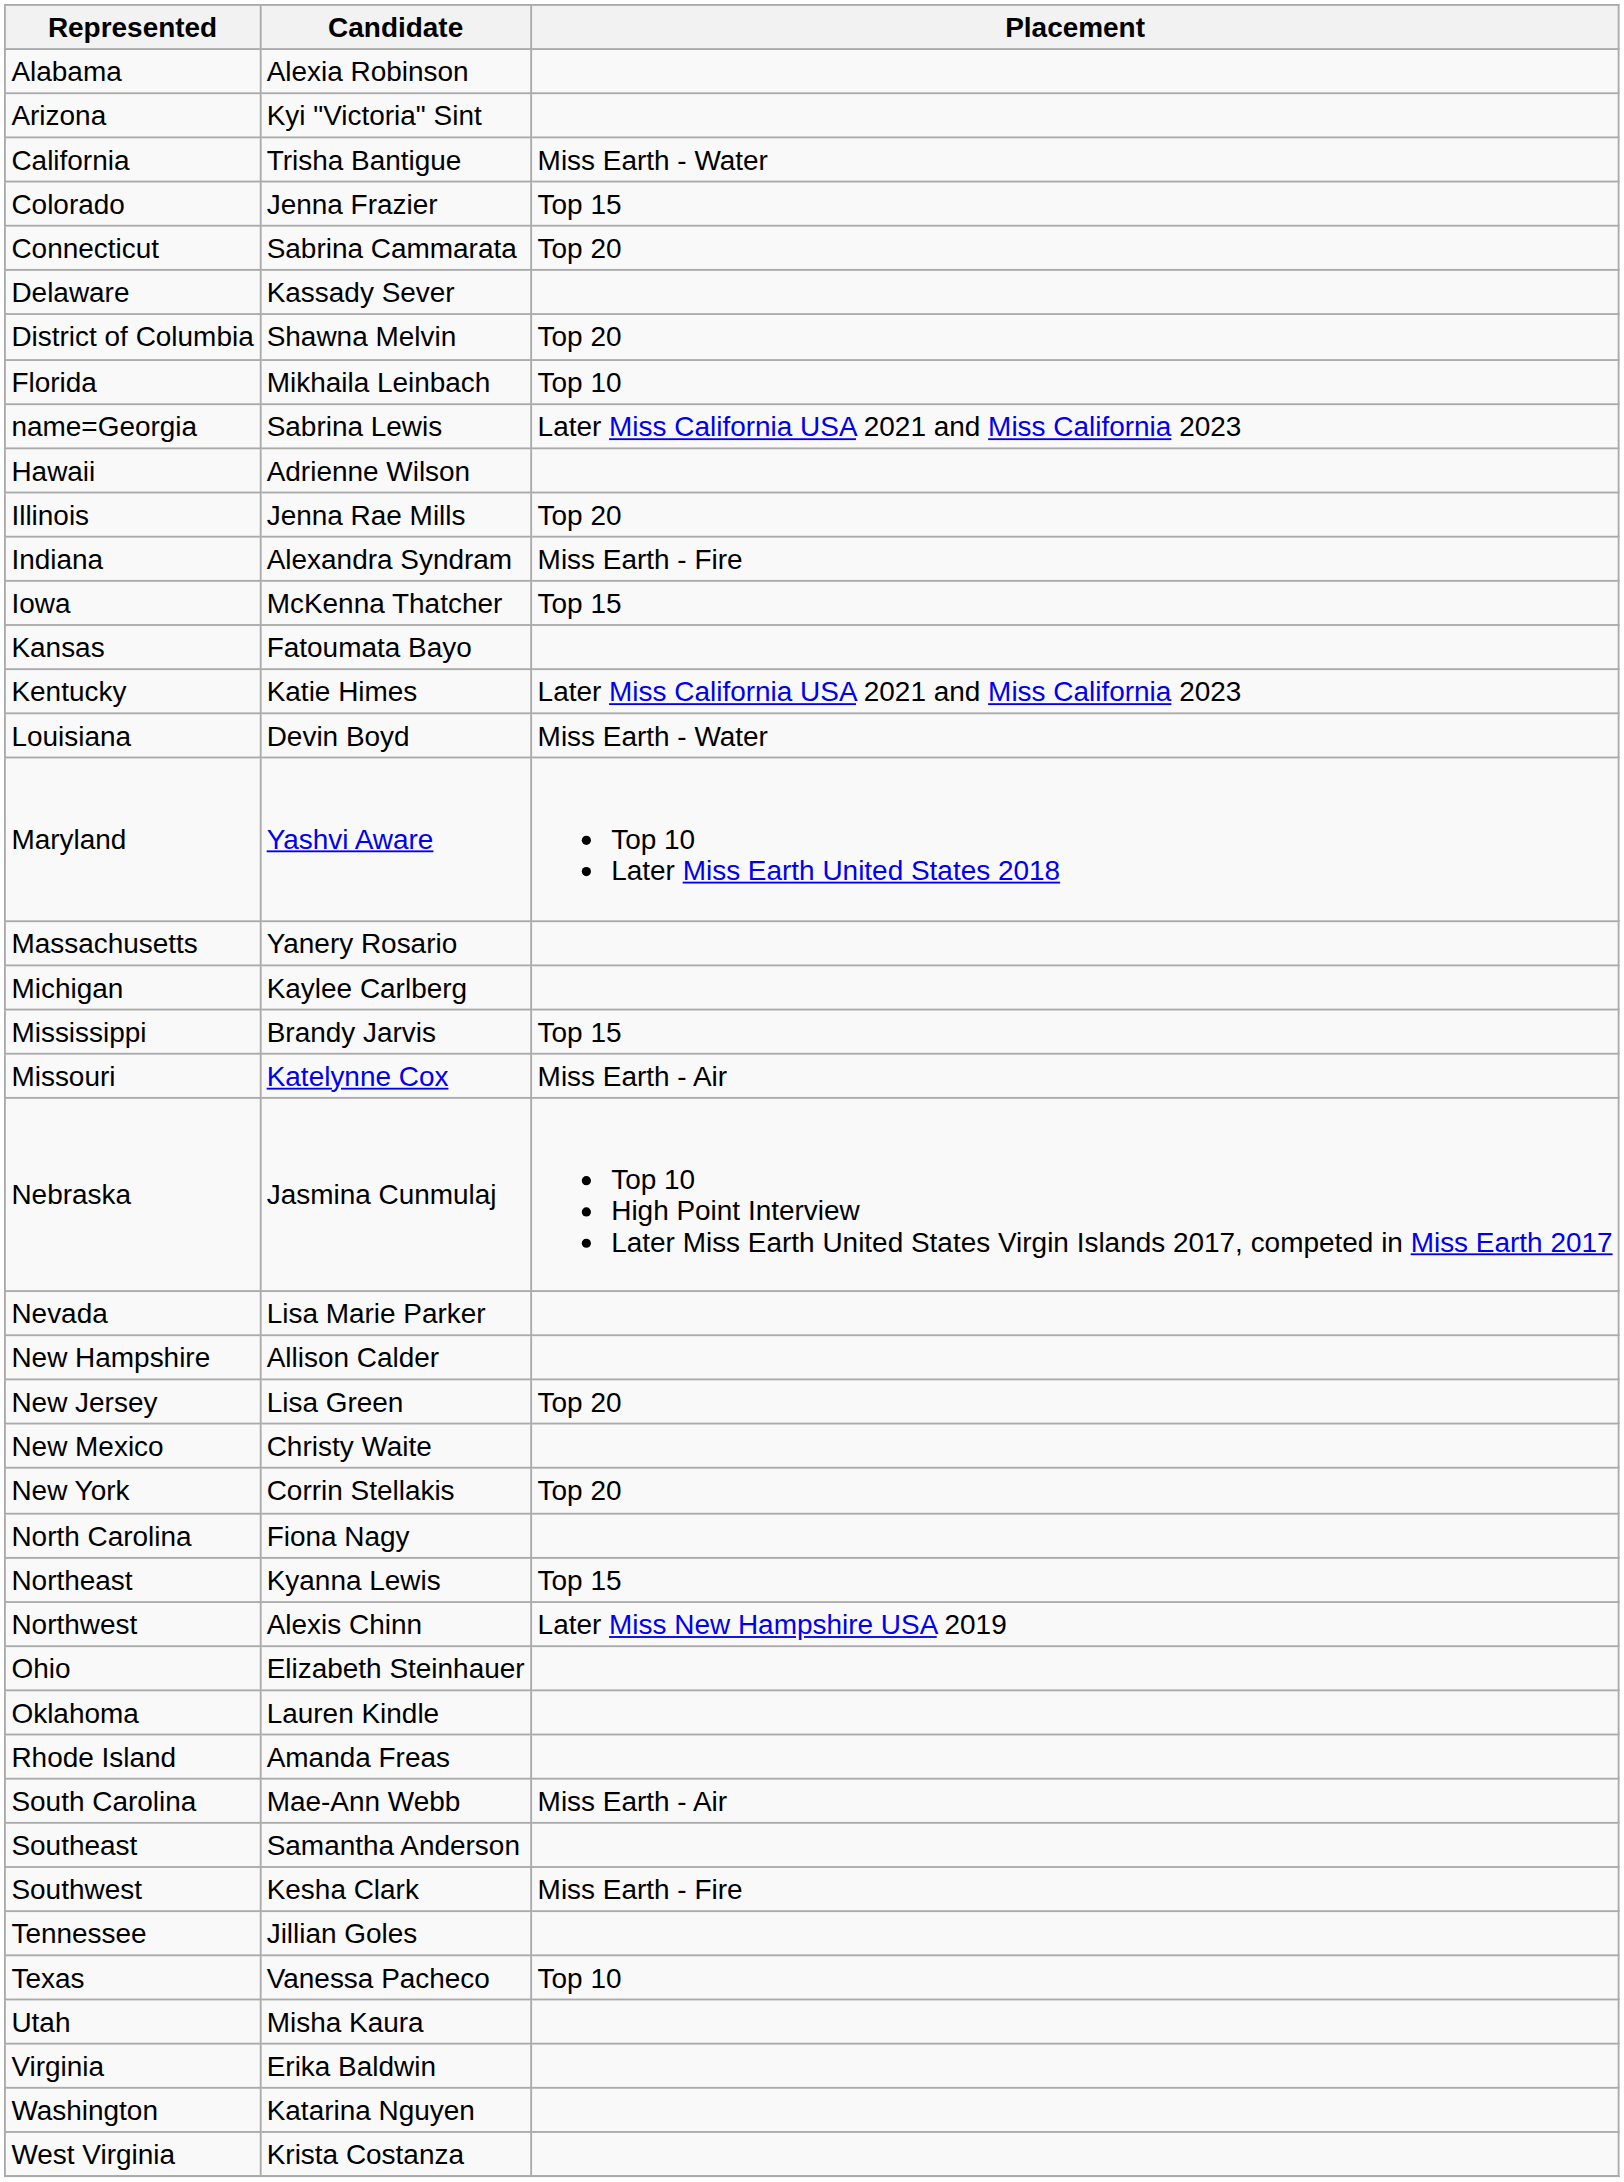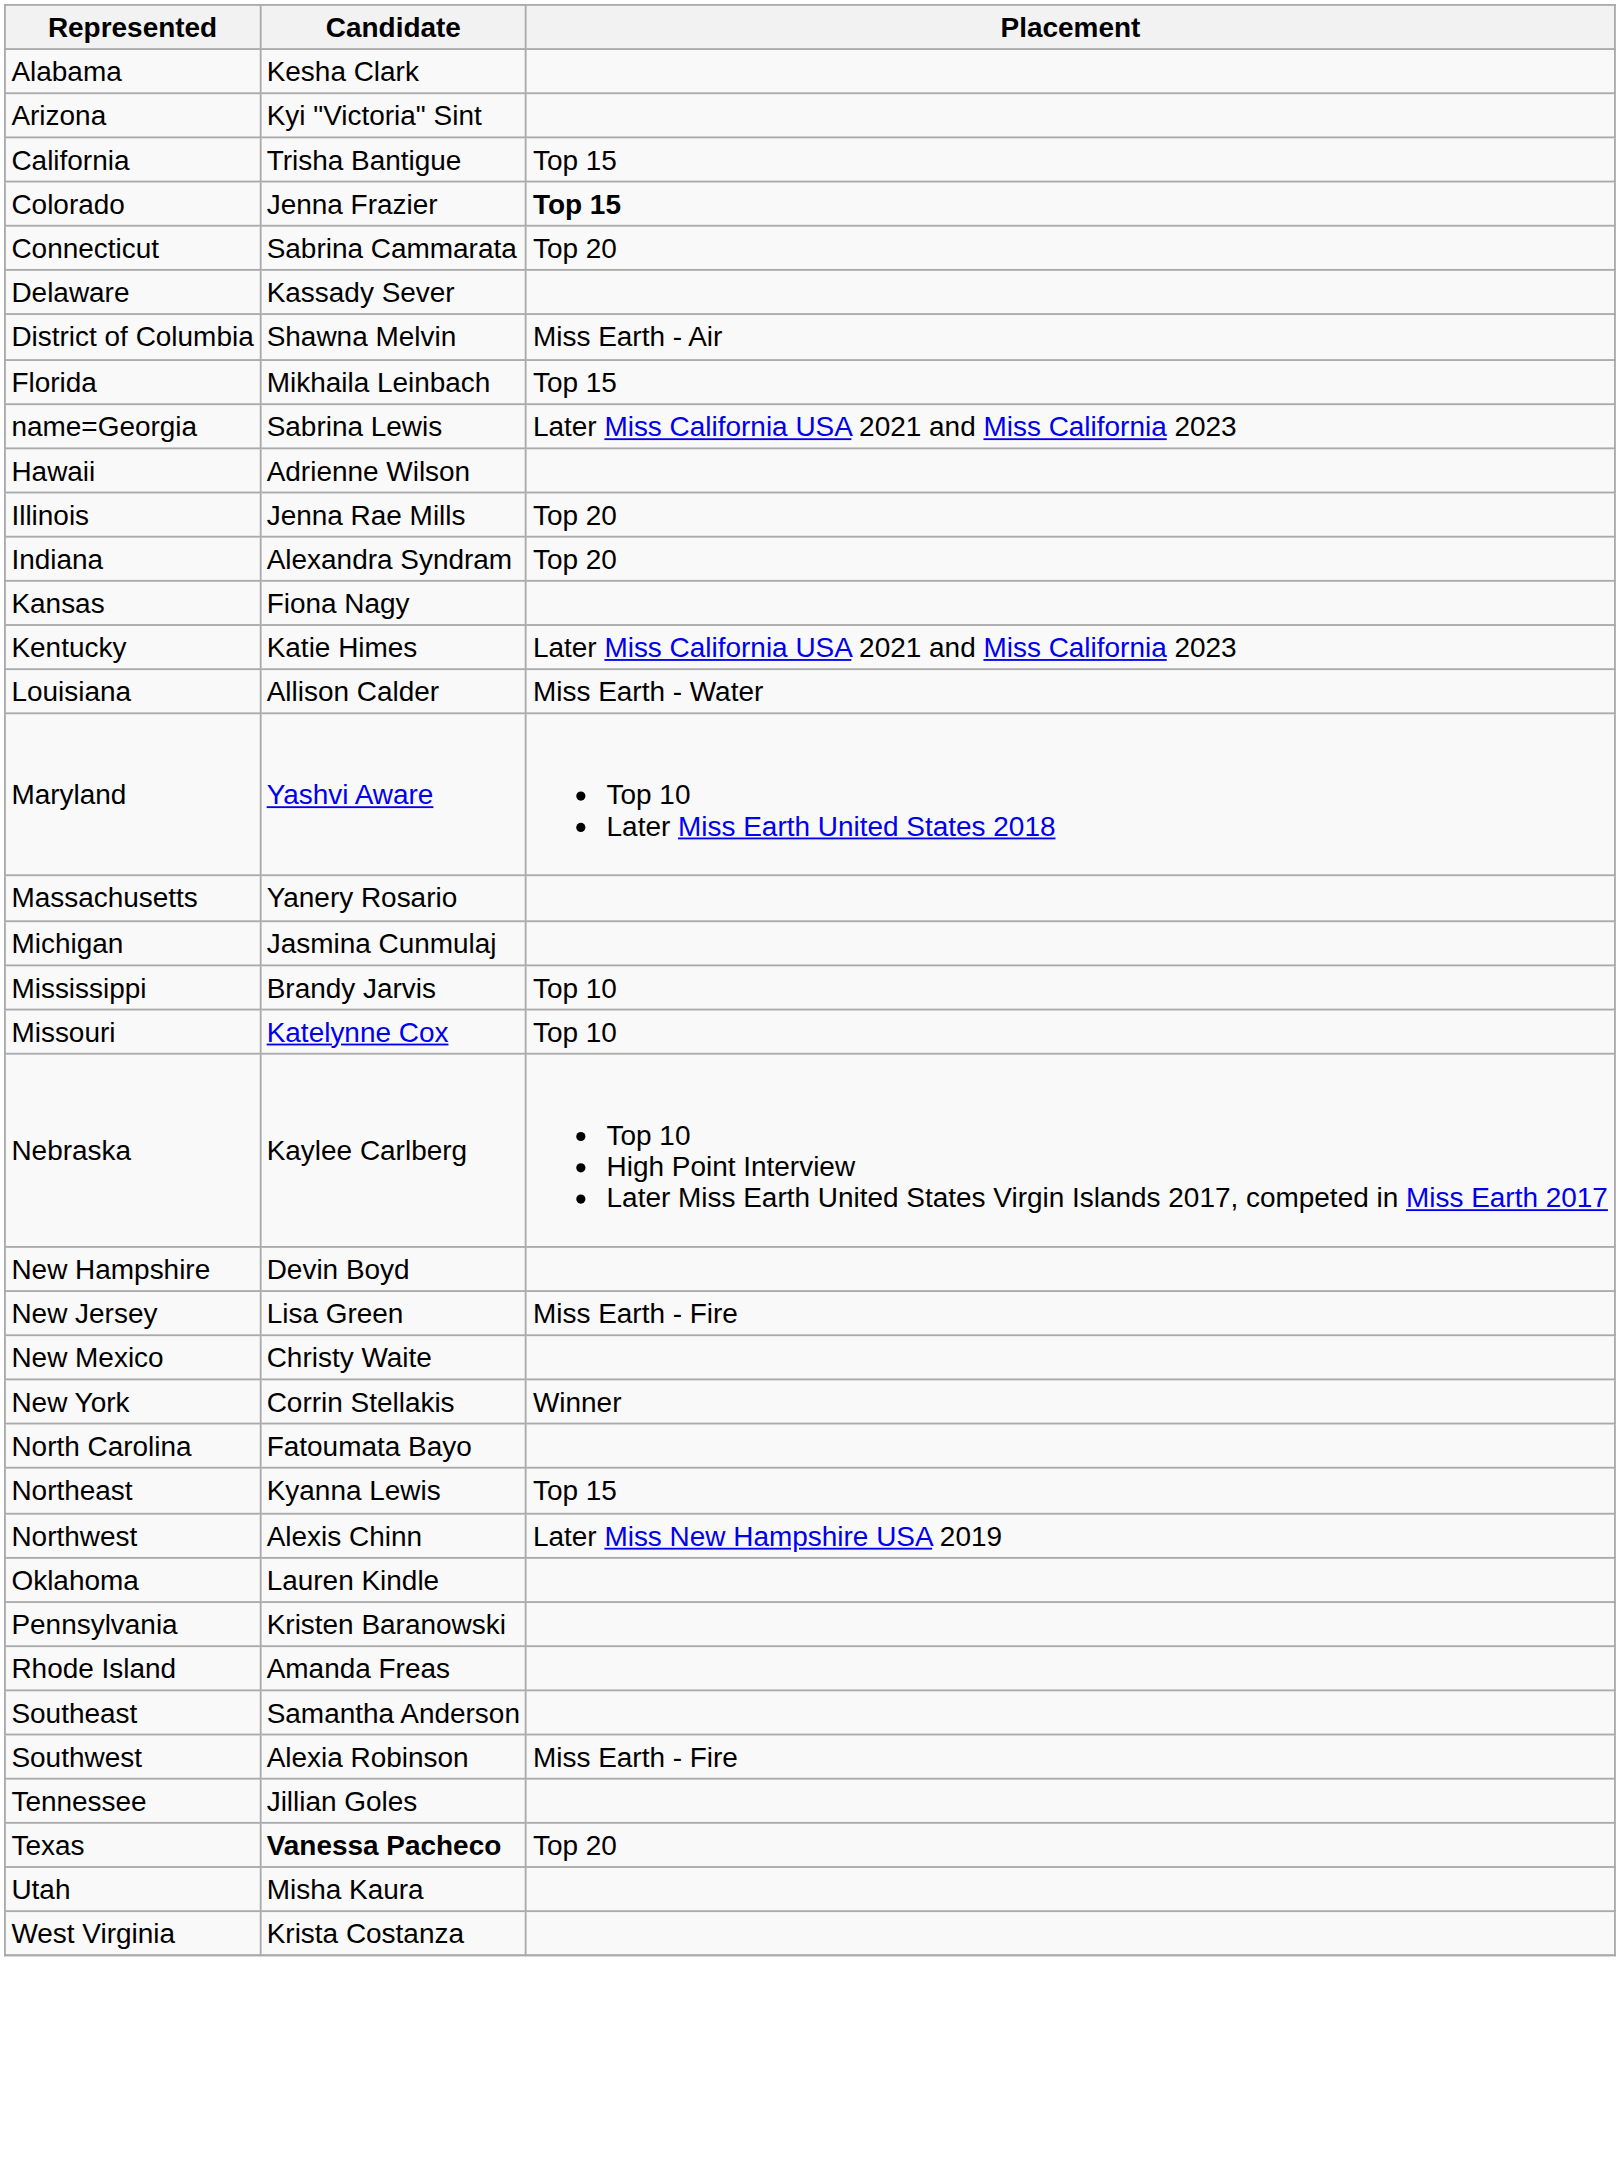(368, 72) Alexia Robinson -> (343, 72) Kesha Clark
(653, 160) Miss Earth - Water -> (575, 160) Top 15
(580, 204) normal -> (577, 204) bold
(580, 337) Top 20 -> (628, 337) Miss Earth - Air
(580, 381) Top 10 -> (575, 381) Top 15
(640, 559) Miss Earth - Fire -> (575, 559) Top 20
- row: (41, 603)
(369, 647) Fatoumata Bayo -> (338, 603) Fiona Nagy
(338, 736) Devin Boyd -> (353, 691) Allison Calder
(367, 987) Kaylee Carlberg -> (382, 943) Jasmina Cunmulaj
(580, 1031) Top 15 -> (575, 987) Top 10
(632, 1075) Miss Earth - Air -> (575, 1031) Top 10
(382, 1195) Jasmina Cunmulaj -> (367, 1150) Kaylee Carlberg
- row: (60, 1314)
(353, 1358) Allison Calder -> (338, 1269) Devin Boyd
(580, 1402) Top 20 -> (635, 1314) Miss Earth - Fire
(580, 1491) Top 20 -> (577, 1402) Winner
(338, 1535) Fiona Nagy -> (369, 1447) Fatoumata Bayo
- row: (41, 1668)
+ row: (95, 1624)
- row: (104, 1801)
(343, 1889) Kesha Clark -> (368, 1756) Alexia Robinson
(378, 1978) normal -> (384, 1845) bold
(580, 1978) Top 10 -> (575, 1845) Top 20
- row: (58, 2066)
- row: (85, 2111)
